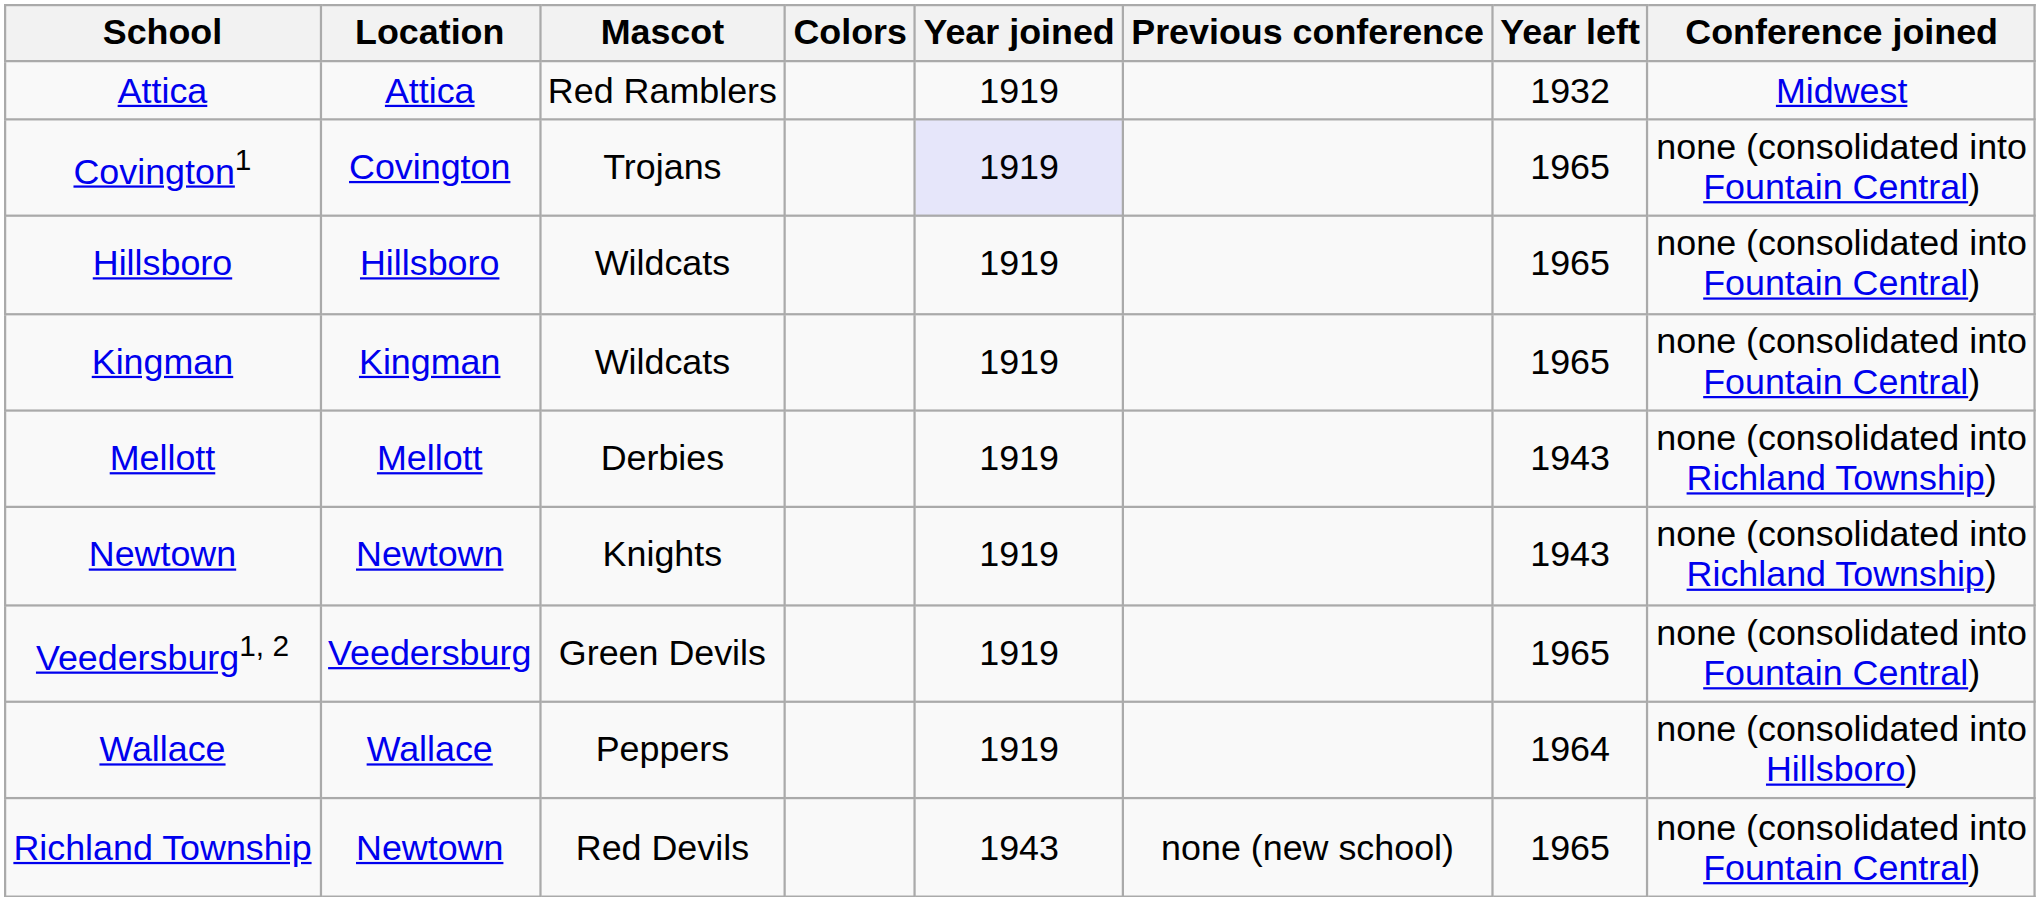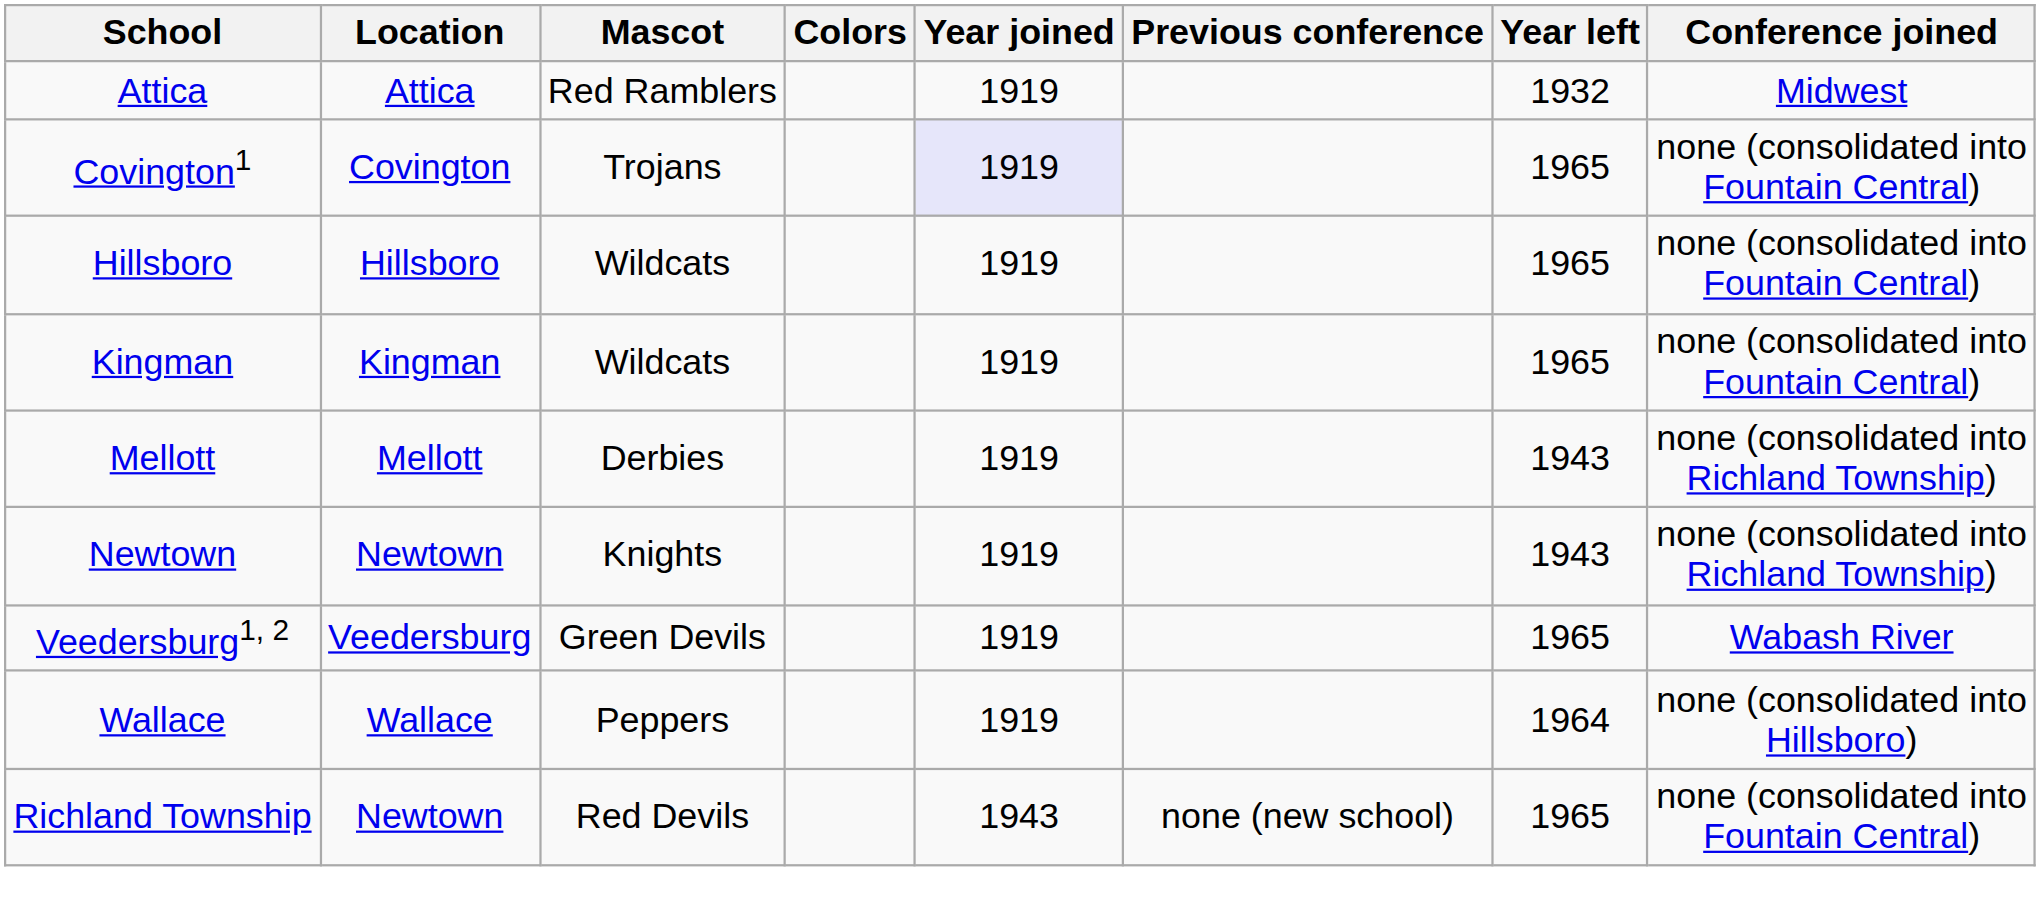(1842, 652) none (consolidated into Fountain Central) -> (1842, 637) Wabash River
